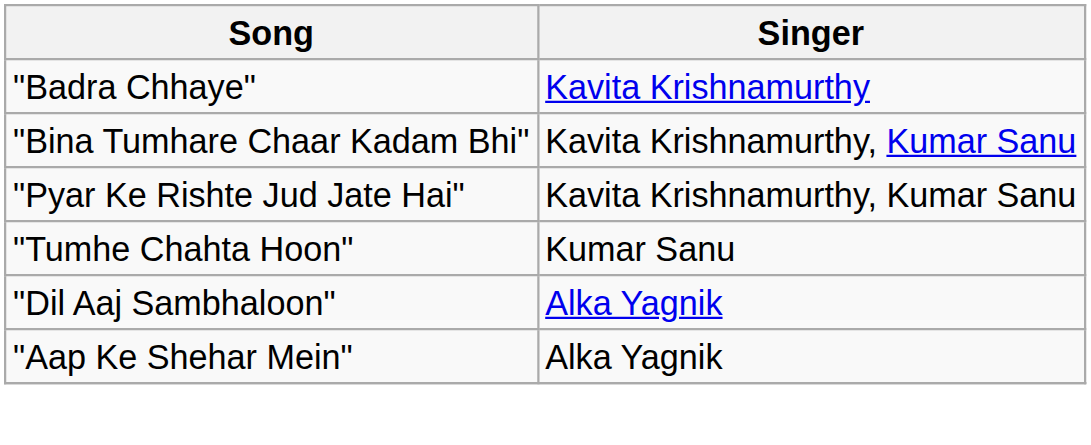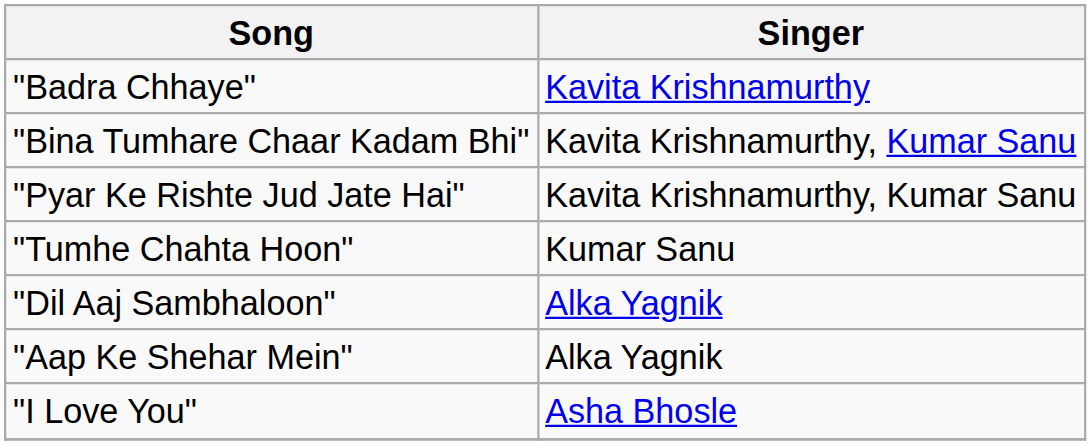+ row: (105, 411)
